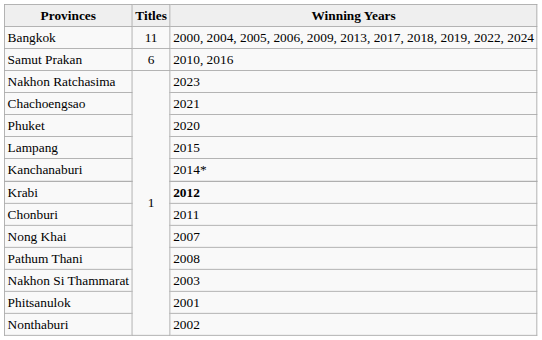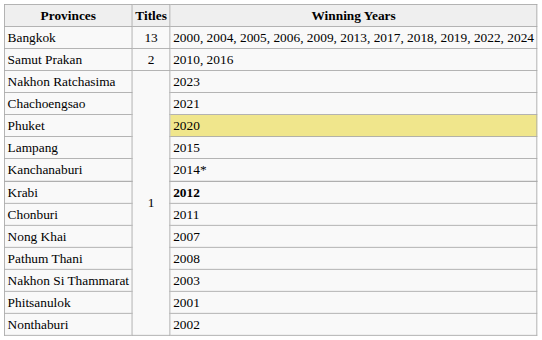(151, 37) 11 -> (151, 37) 13
(151, 59) 6 -> (151, 59) 2
(187, 125) no background -> (187, 125) khaki background
